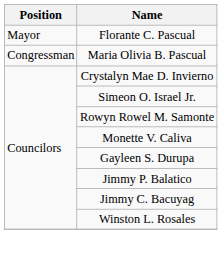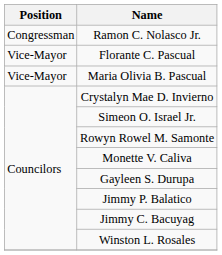+ row: (147, 35)
(24, 35) Mayor -> (37, 55) Vice-Mayor
(41, 55) Congressman -> (37, 76) Vice-Mayor
